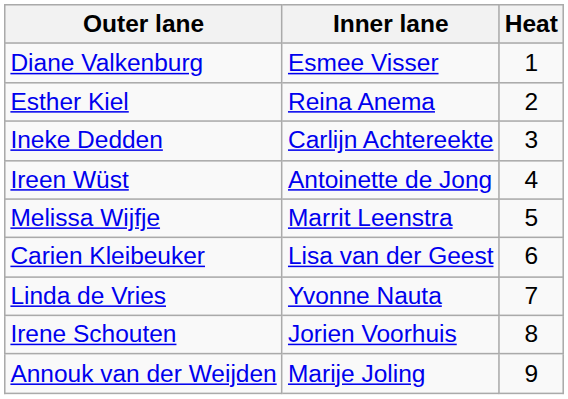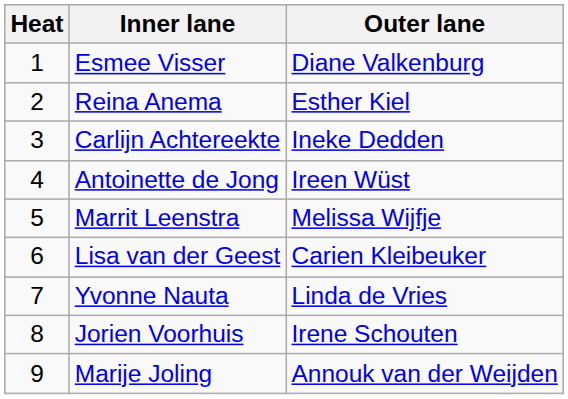columns swapped: (531, 23) <-> (144, 23)
